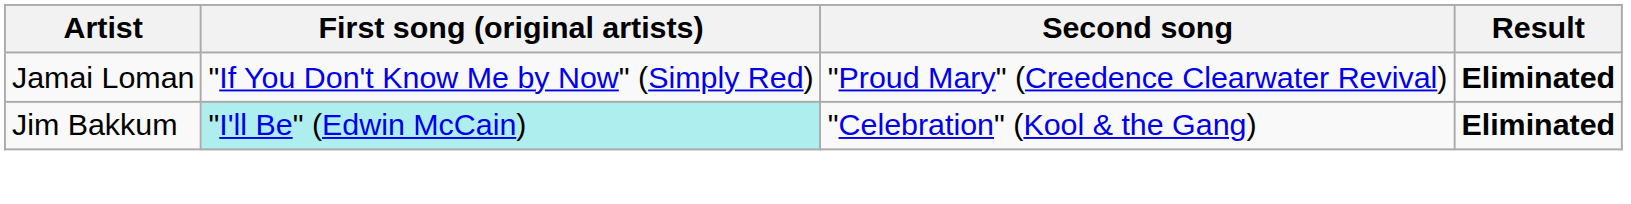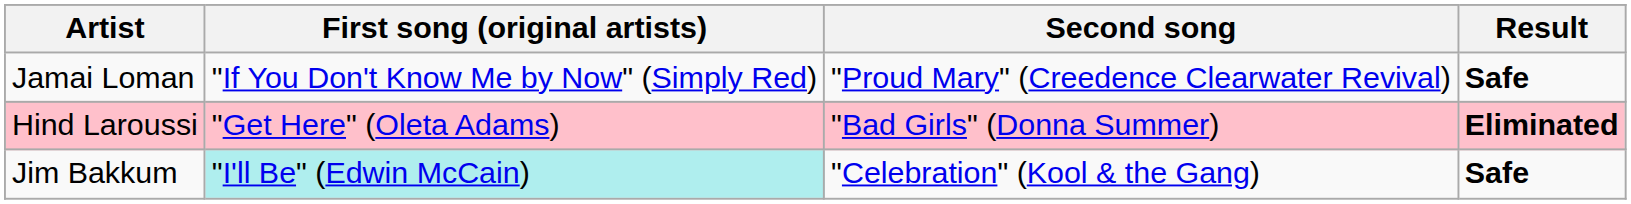(1538, 76) Eliminated -> (1497, 76) Safe
+ row: (105, 125)
(1538, 125) Eliminated -> (1497, 173) Safe
